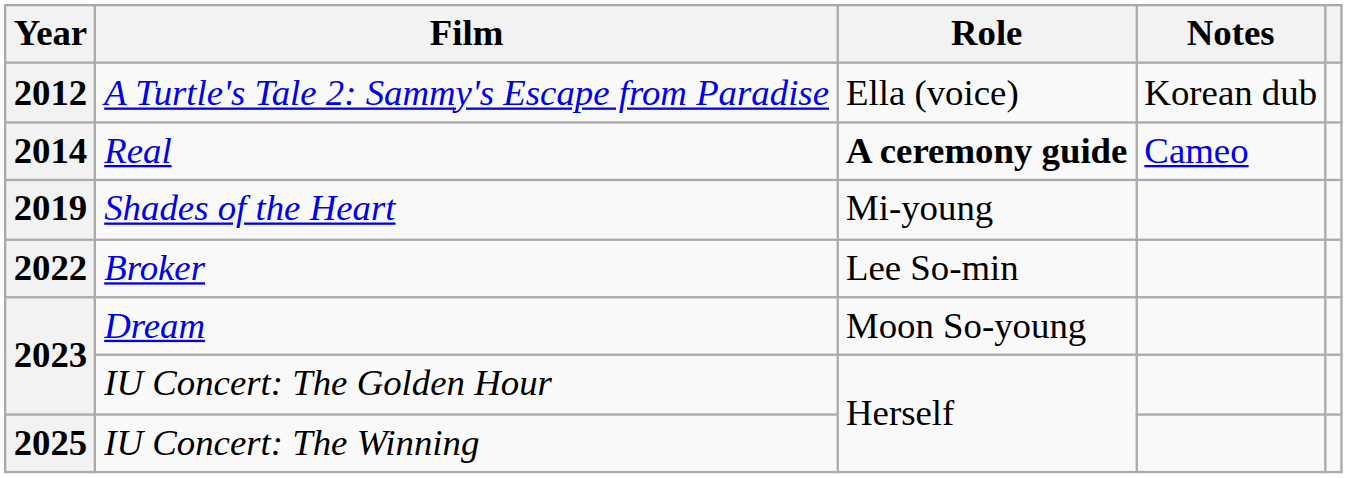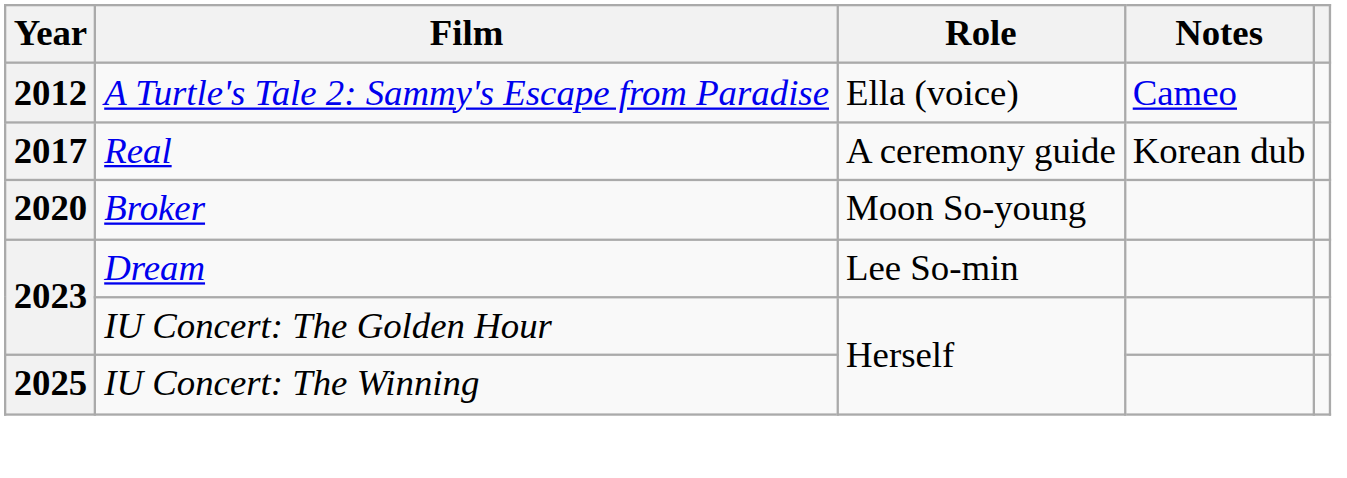(1231, 92) Korean dub -> (1185, 92) Cameo
(50, 150) 2014 -> (50, 150) 2017
(987, 150) bold -> (981, 150) normal
(1196, 150) Cameo -> (1219, 150) Korean dub
- row: (250, 208)
(50, 267) 2022 -> (50, 208) 2020
(932, 267) Lee So-min -> (966, 208) Moon So-young
(966, 325) Moon So-young -> (932, 267) Lee So-min
